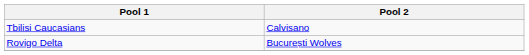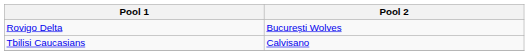rows swapped: (34, 43) <-> (46, 27)
